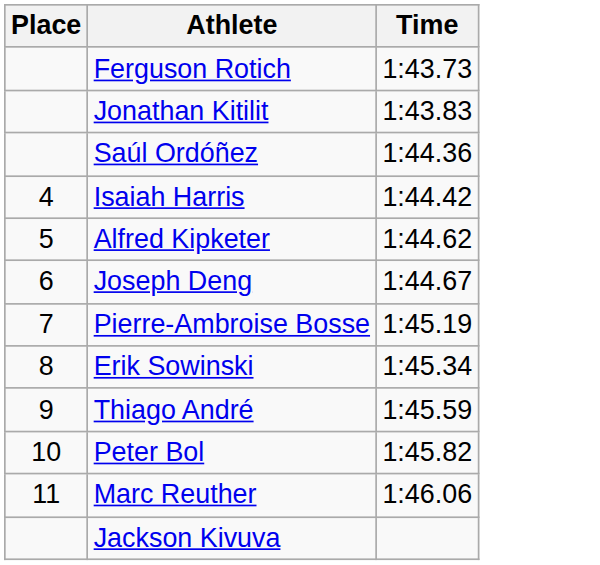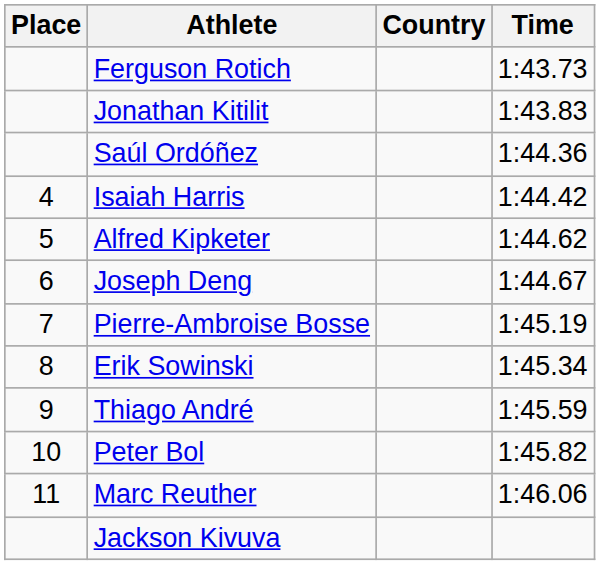+ column: (434, 25)
